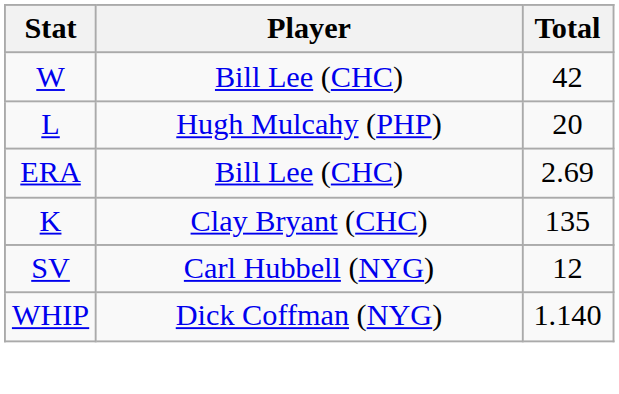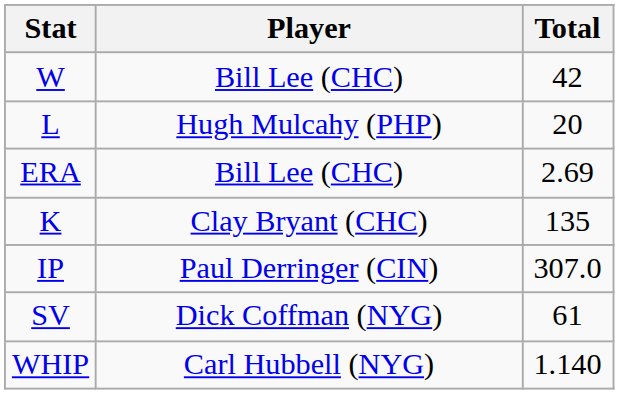+ row: (51, 268)
(309, 268) Carl Hubbell (NYG) -> (309, 316) Dick Coffman (NYG)
(567, 268) 12 -> (567, 316) 61
(309, 316) Dick Coffman (NYG) -> (309, 364) Carl Hubbell (NYG)
